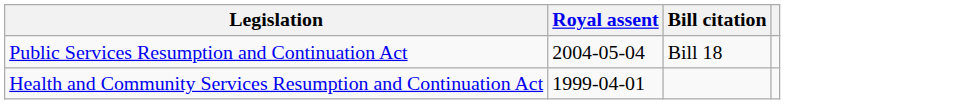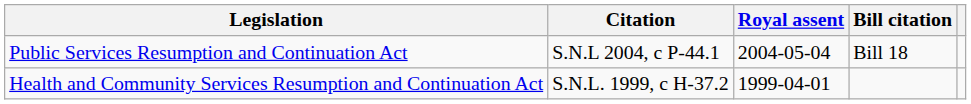+ column: (640, 20)
